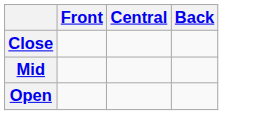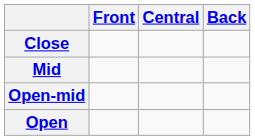+ row: (47, 95)
